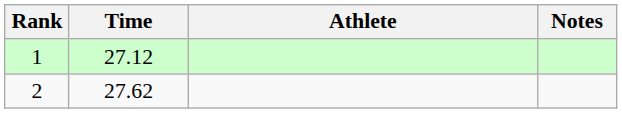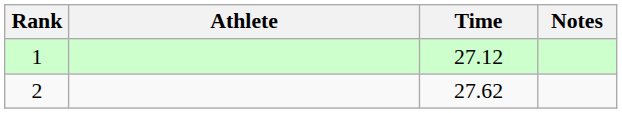columns swapped: (363, 21) <-> (129, 21)
